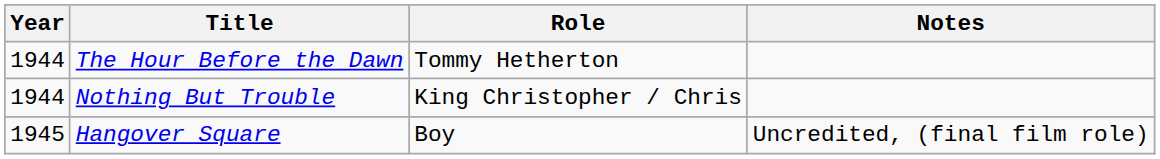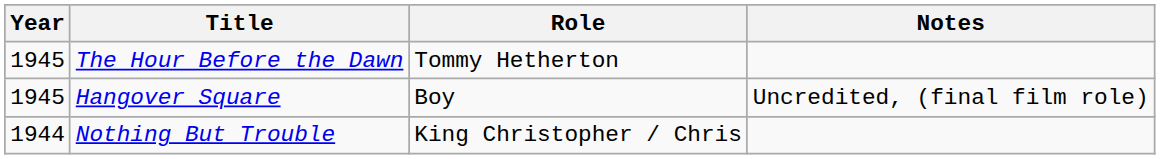(38, 60) 1944 -> (38, 60) 1945
rows swapped: (205, 98) <-> (178, 135)
